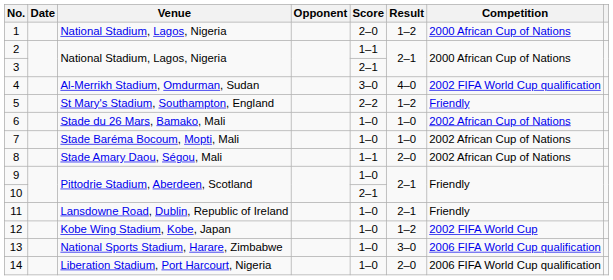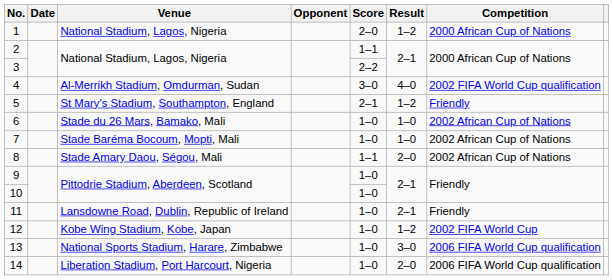(368, 67) 2–1 -> (368, 67) 2–2
(368, 103) 2–2 -> (368, 103) 2–1
(368, 193) 2–1 -> (368, 193) 1–0
